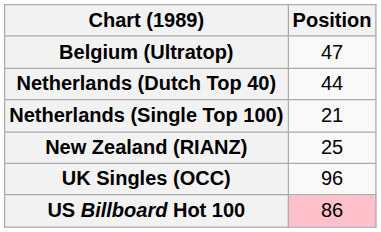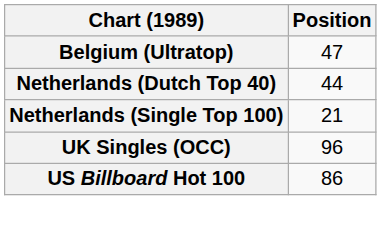- row: (146, 147)
(332, 210) pink background -> (332, 178) no background
